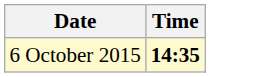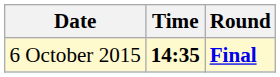+ column: (240, 21)
